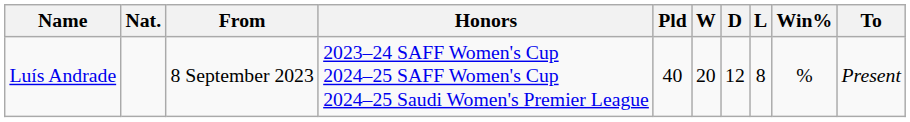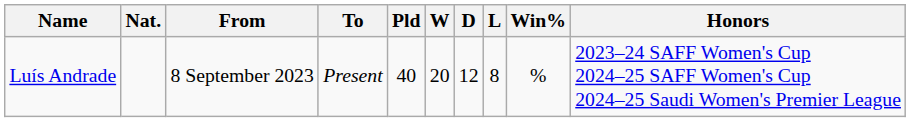columns swapped: (871, 20) <-> (486, 20)
